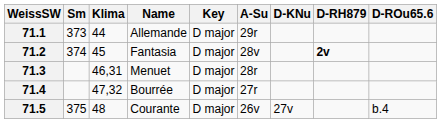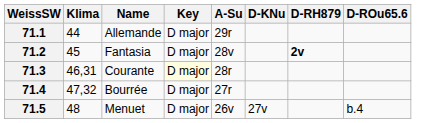- column: (76, 14)
(150, 71) Menuet -> (129, 71) Courante
(213, 71) no background -> (188, 71) lightyellow background
(155, 109) Courante -> (125, 109) Menuet
